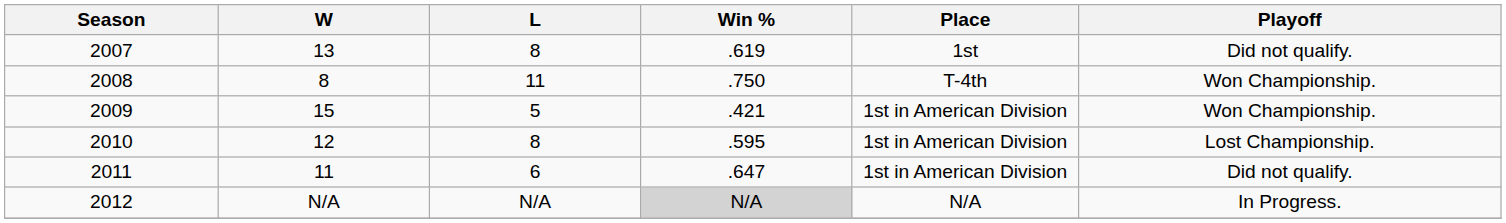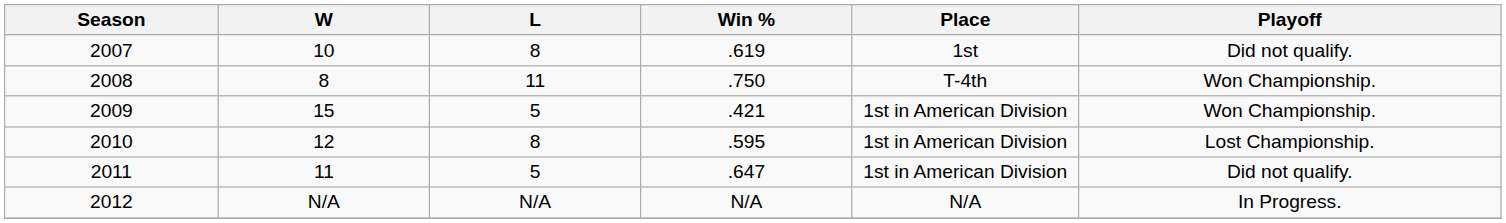(324, 50) 13 -> (324, 50) 10
(535, 171) 6 -> (535, 171) 5
(746, 202) lightgrey background -> (746, 202) no background
